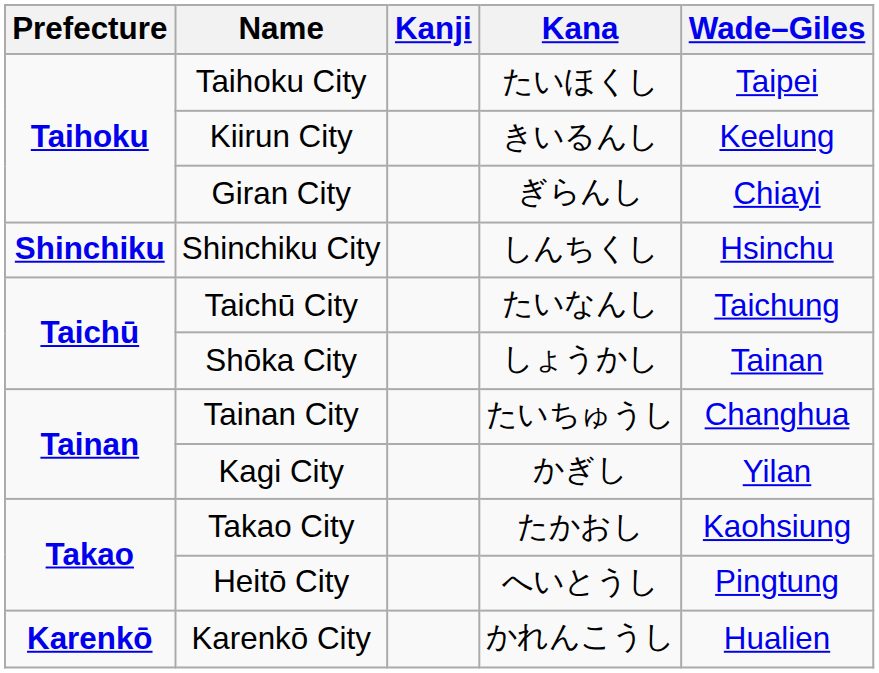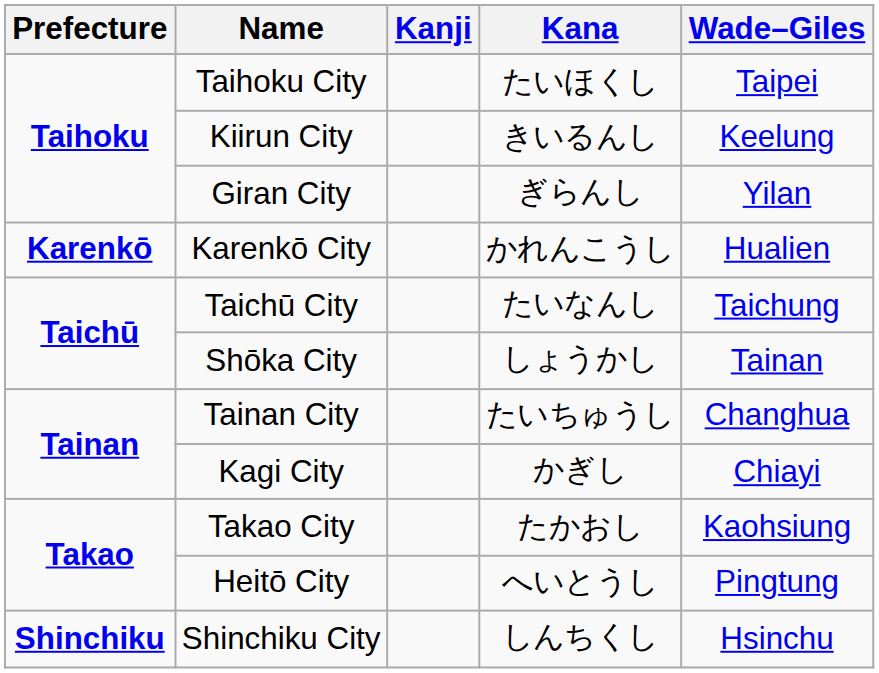(777, 193) Chiayi -> (777, 193) Yilan
rows swapped: (281, 248) <-> (281, 638)
(777, 471) Yilan -> (777, 471) Chiayi
